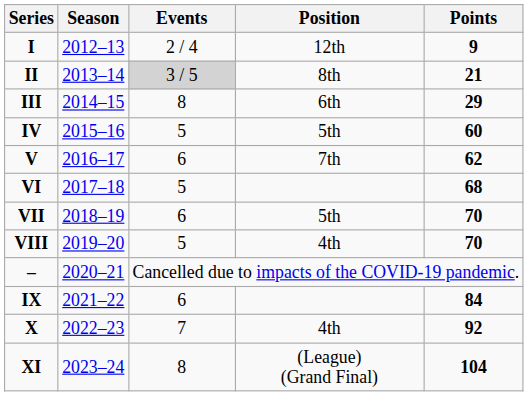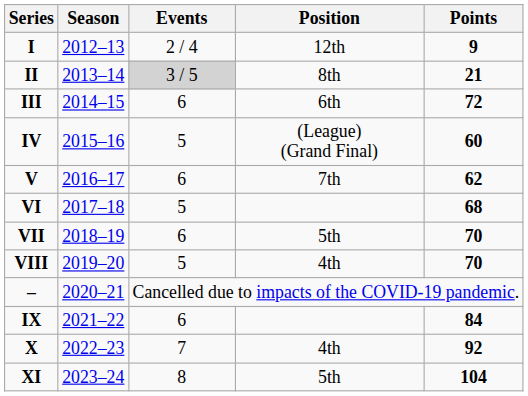(182, 103) 8 -> (182, 103) 6
(474, 103) 29 -> (474, 103) 72
(329, 131) 5th -> (329, 141) (League) (Grand Final)
(329, 366) (League) (Grand Final) -> (329, 376) 5th
